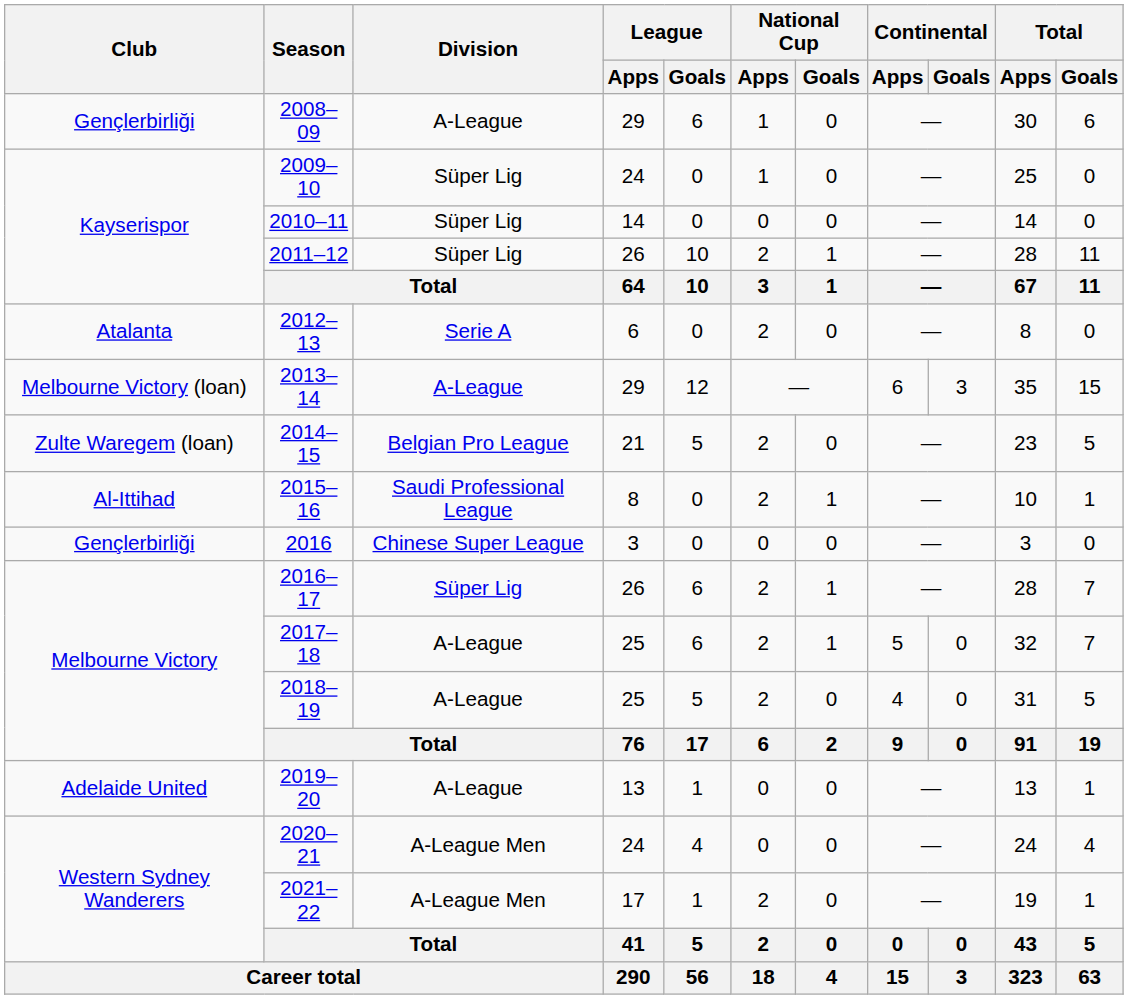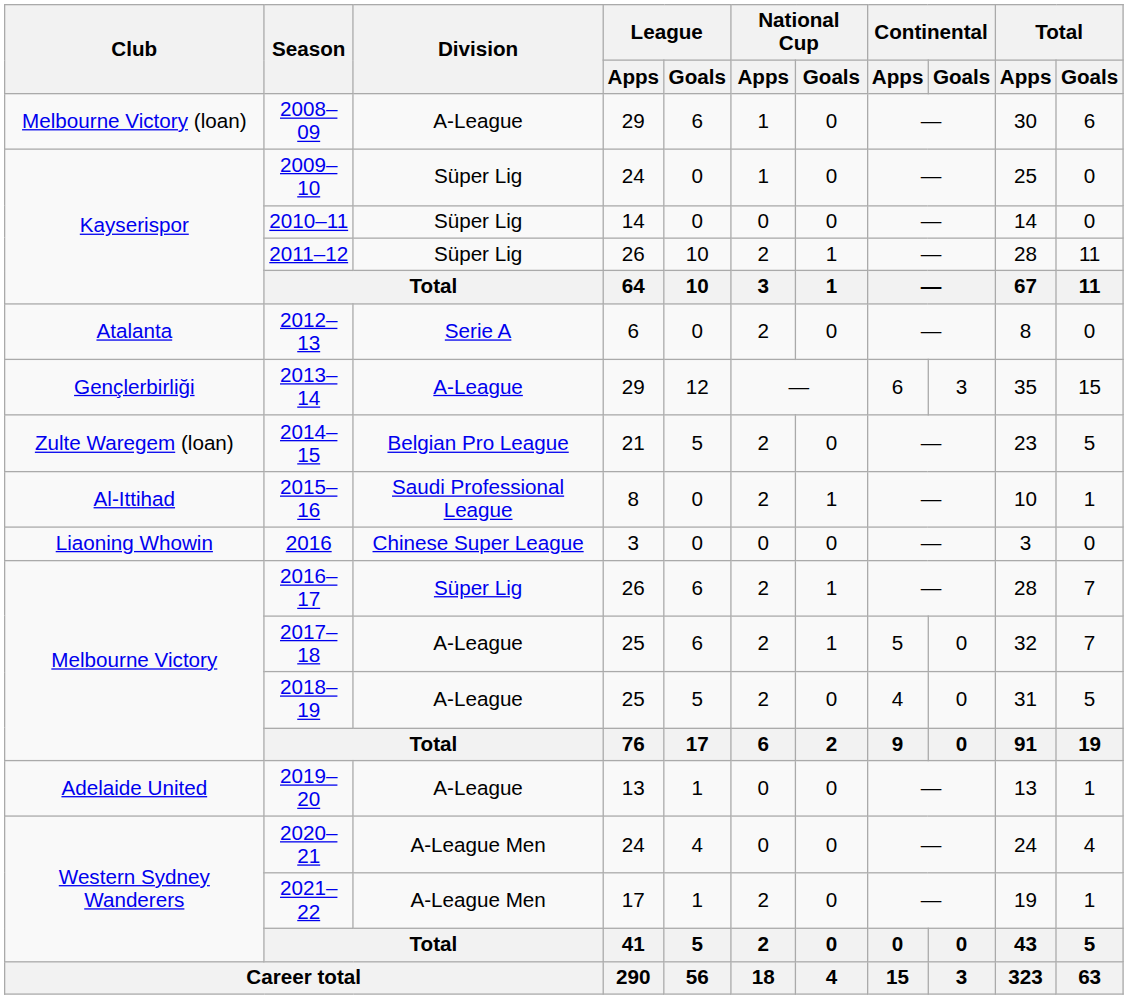(134, 121) Gençlerbirliği -> (134, 121) Melbourne Victory (loan)
(134, 387) Melbourne Victory (loan) -> (134, 387) Gençlerbirliği
(134, 543) Gençlerbirliği -> (134, 543) Liaoning Whowin
